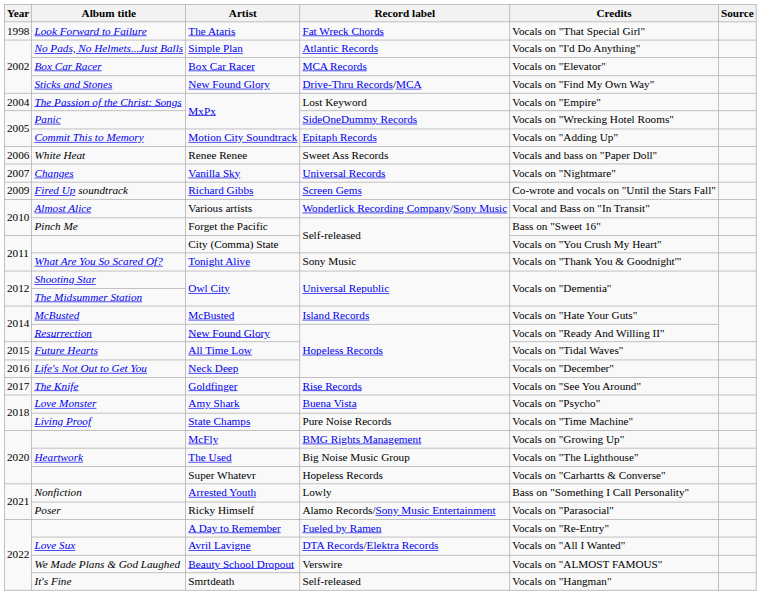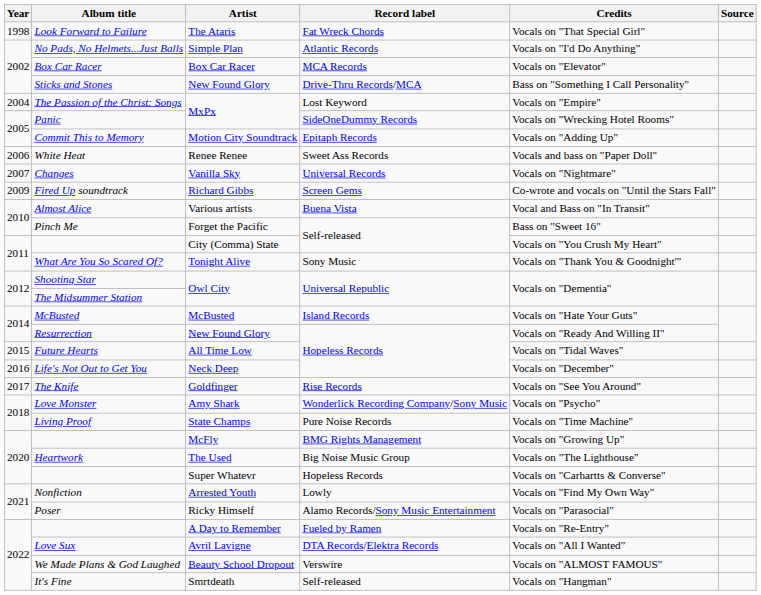(583, 84) Vocals on "Find My Own Way" -> (601, 84) Bass on "Something I Call Personality"
(405, 208) Wonderlick Recording Company/Sony Music -> (330, 208) Buena Vista
(330, 404) Buena Vista -> (405, 404) Wonderlick Recording Company/Sony Music
(601, 492) Bass on "Something I Call Personality" -> (583, 492) Vocals on "Find My Own Way"
